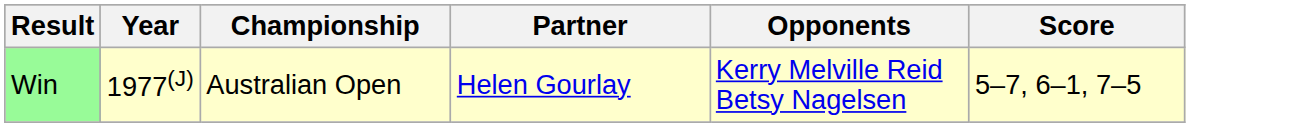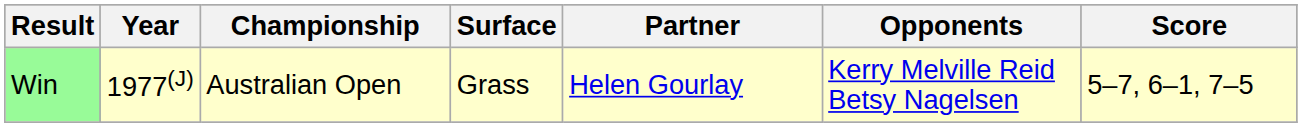+ column: (507, 26)
